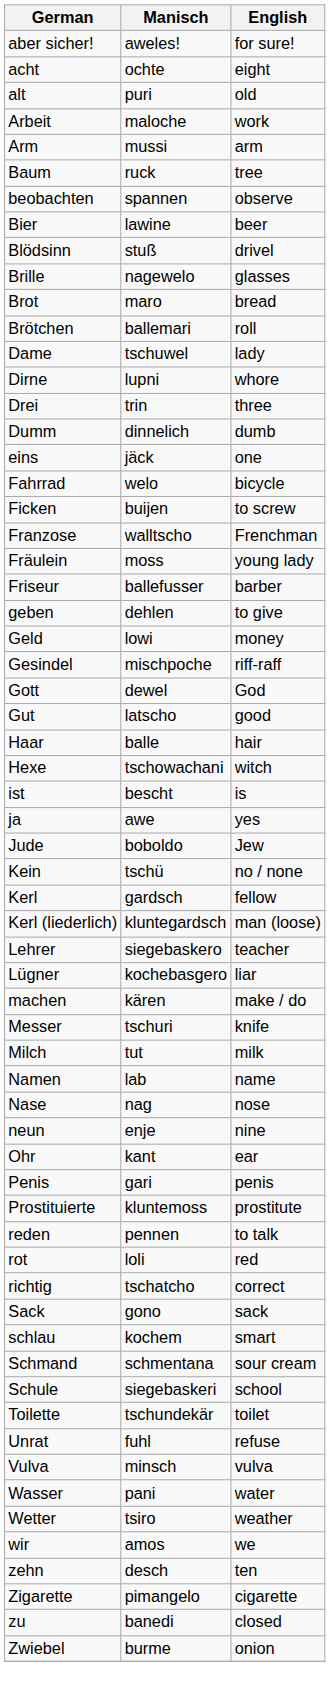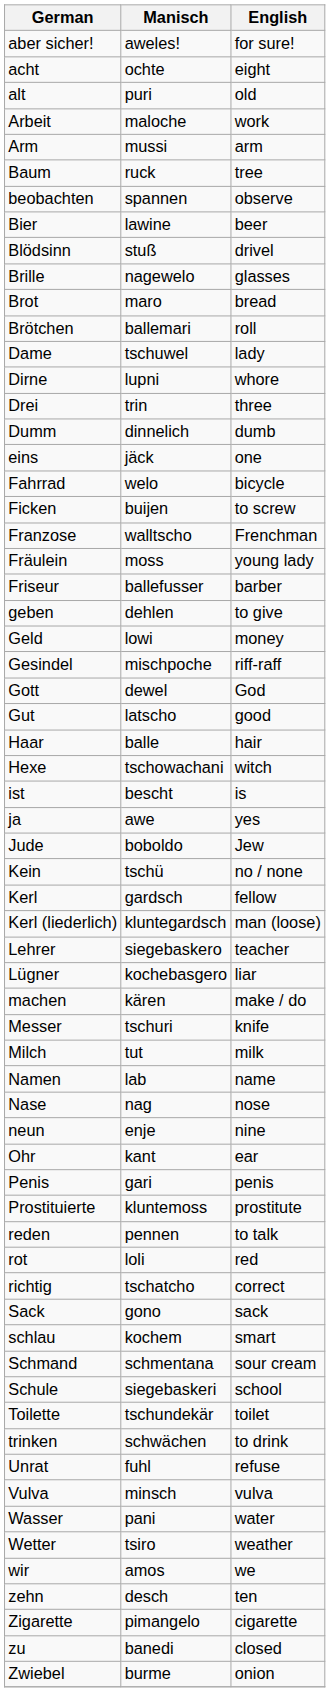+ row: (33, 1441)
